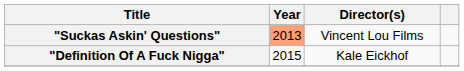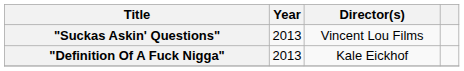(287, 35) lightsalmon background -> (287, 35) no background
(287, 55) 2015 -> (287, 55) 2013
